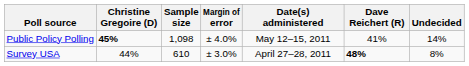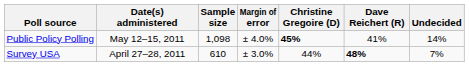columns swapped: (293, 17) <-> (129, 17)
(437, 54) 8% -> (437, 54) 7%
